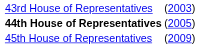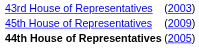rows swapped: (83, 23) <-> (79, 38)
